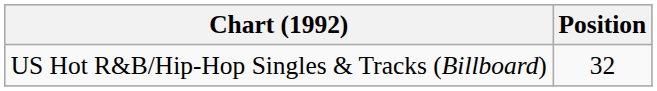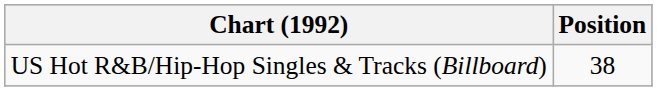(602, 65) 32 -> (602, 65) 38
